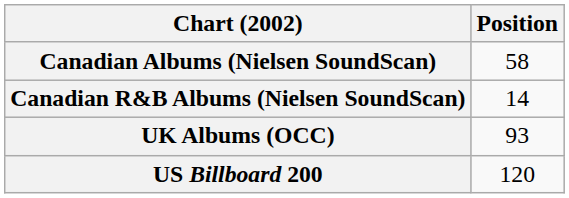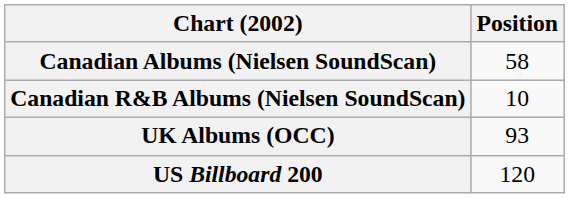(517, 98) 14 -> (517, 98) 10
